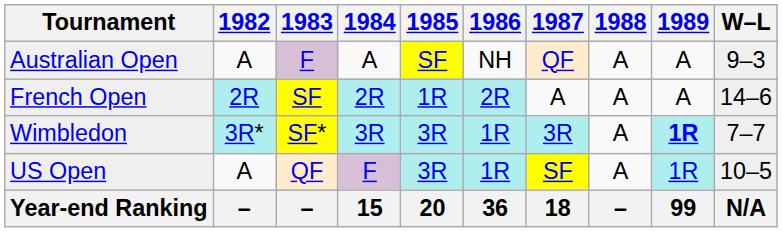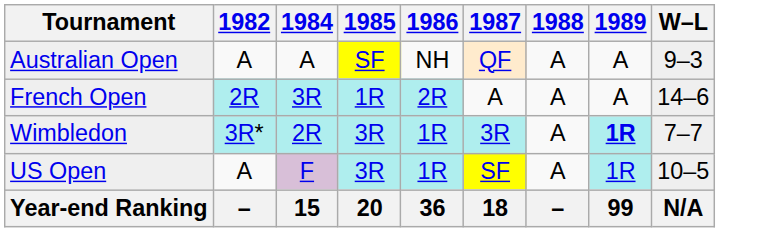- column: (307, 23)
(370, 97) 2R -> (307, 97) 3R
(370, 134) 3R -> (307, 134) 2R
